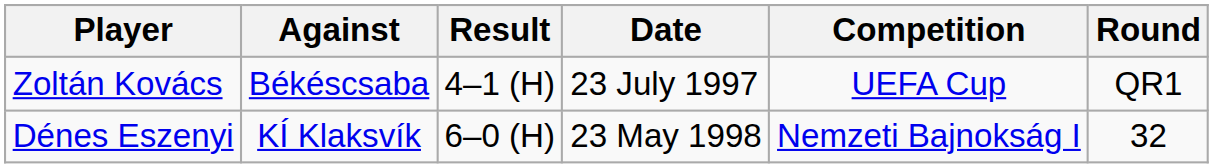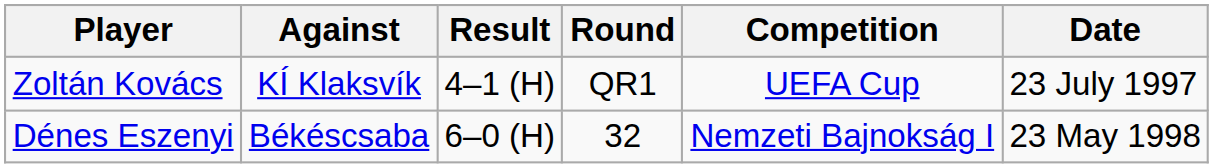columns swapped: (666, 30) <-> (1148, 30)
(339, 83) Békéscsaba -> (339, 83) KÍ Klaksvík
(339, 135) KÍ Klaksvík -> (339, 135) Békéscsaba
